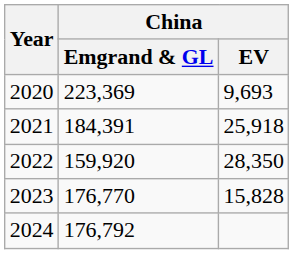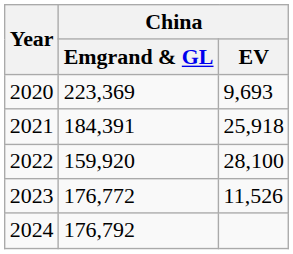(254, 160) 28,350 -> (254, 160) 28,100
(99, 195) 176,770 -> (99, 195) 176,772
(254, 195) 15,828 -> (253, 195) 11,526
